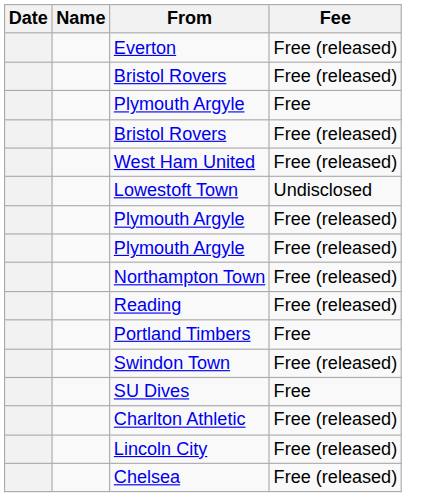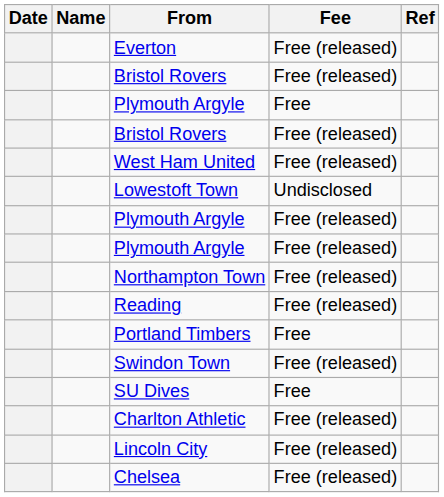+ column: (420, 18)
